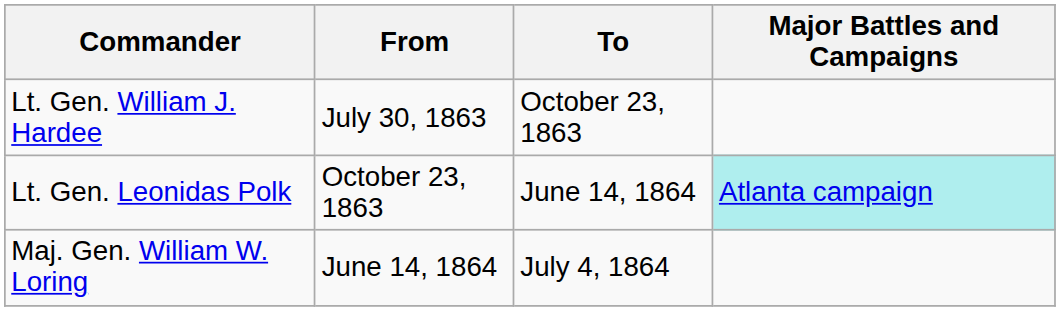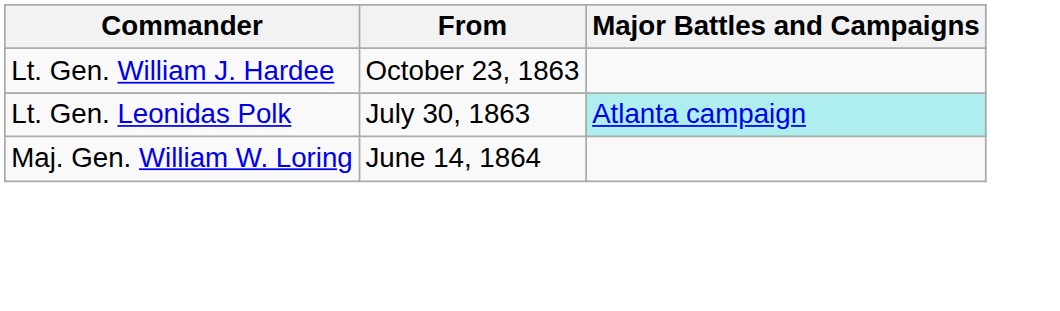- column: (613, 42)
(404, 117) July 30, 1863 -> (472, 70) October 23, 1863
(394, 192) October 23, 1863 -> (448, 114) July 30, 1863
